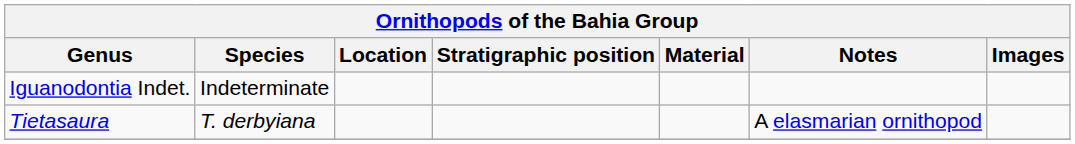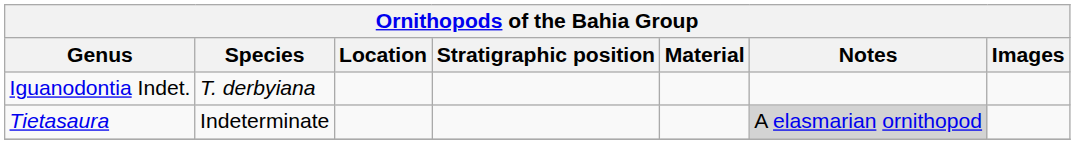(265, 88) Indeterminate -> (258, 88) T. derbyiana
(258, 121) T. derbyiana -> (265, 121) Indeterminate
(868, 121) no background -> (868, 121) lightgrey background
